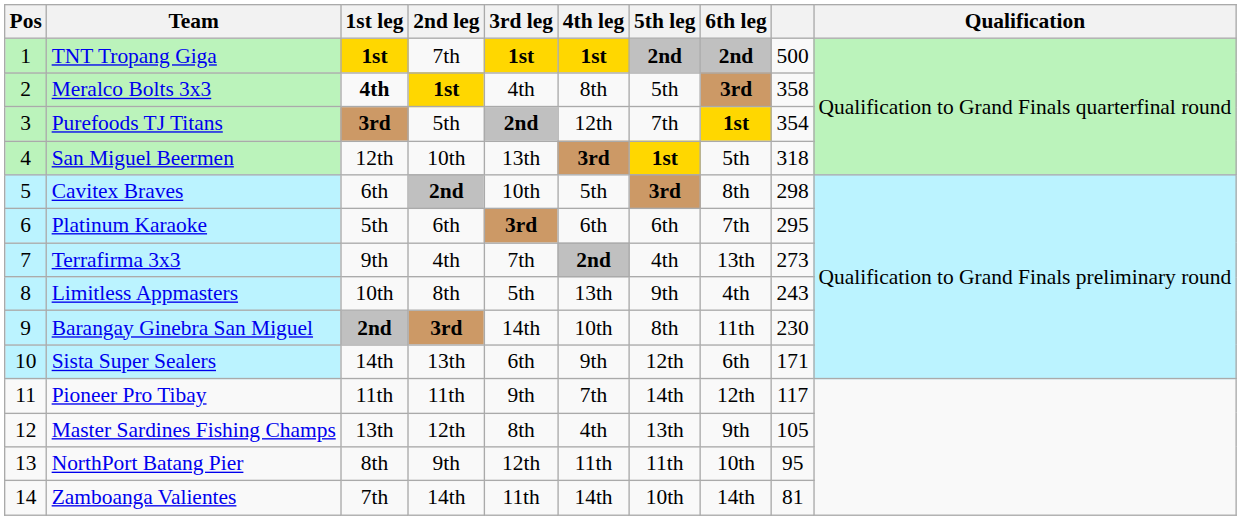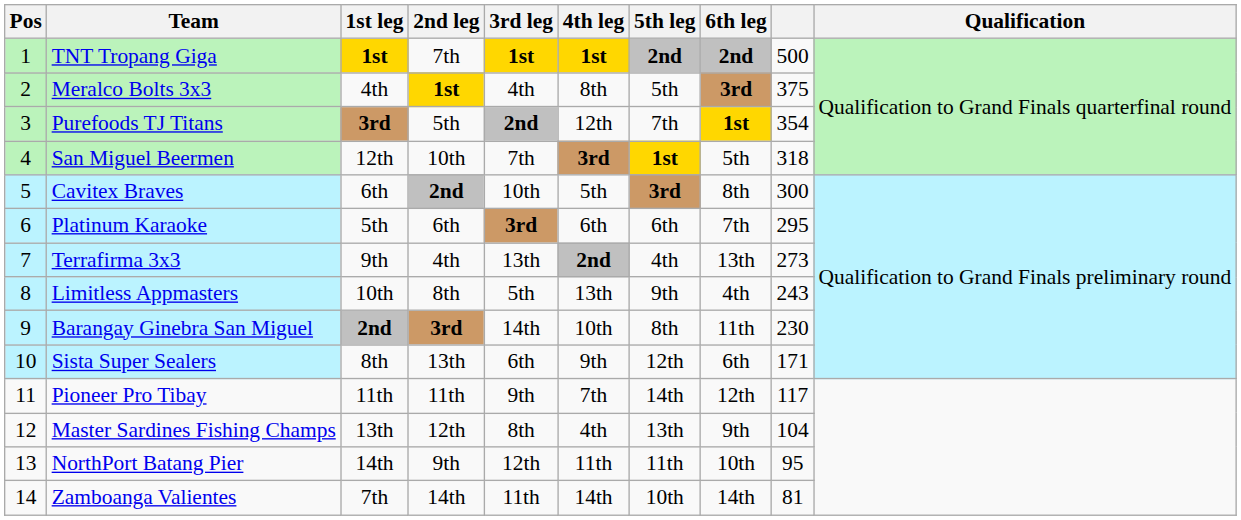(374, 89) bold -> (374, 89) normal
(793, 89) 358 -> (793, 89) 375
(521, 157) 13th -> (521, 157) 7th
(793, 191) 298 -> (793, 191) 300
(521, 259) 7th -> (521, 259) 13th
(374, 361) 14th -> (374, 361) 8th
(793, 429) 105 -> (793, 429) 104
(374, 463) 8th -> (374, 463) 14th
